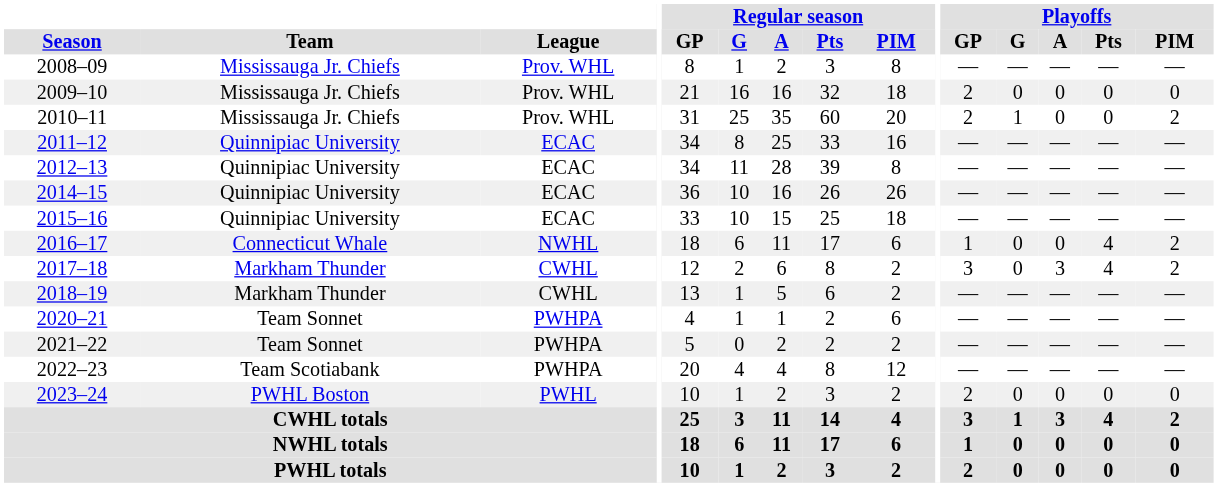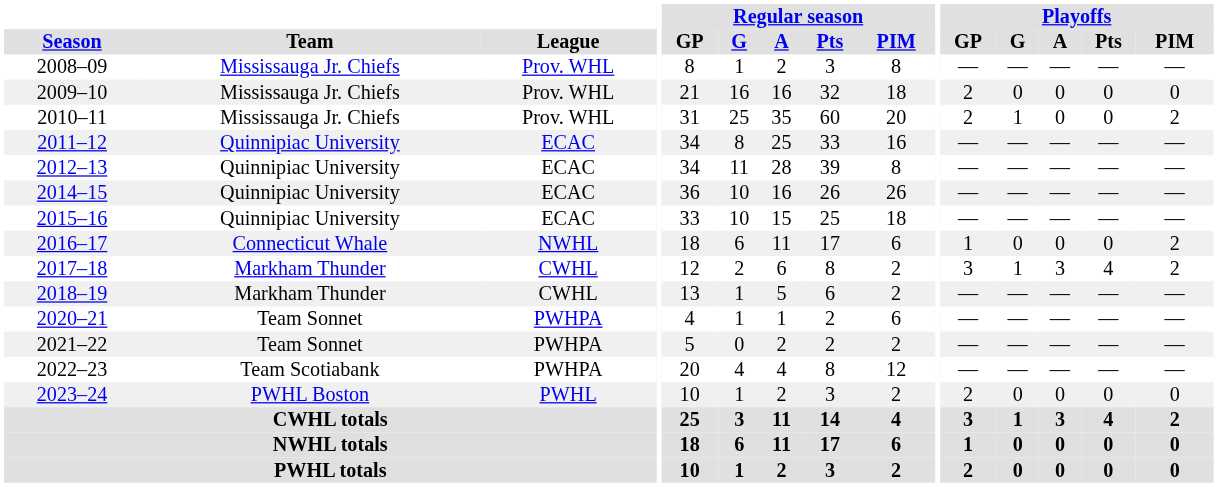(1108, 243) 4 -> (1108, 243) 0
(1018, 268) 0 -> (1018, 268) 1
